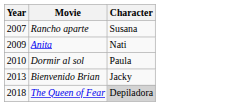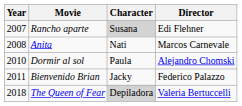+ column: (196, 12)
(123, 29) no background -> (123, 29) lightgrey background
(16, 45) 2009 -> (16, 45) 2008
(16, 77) 2013 -> (16, 77) 2011
